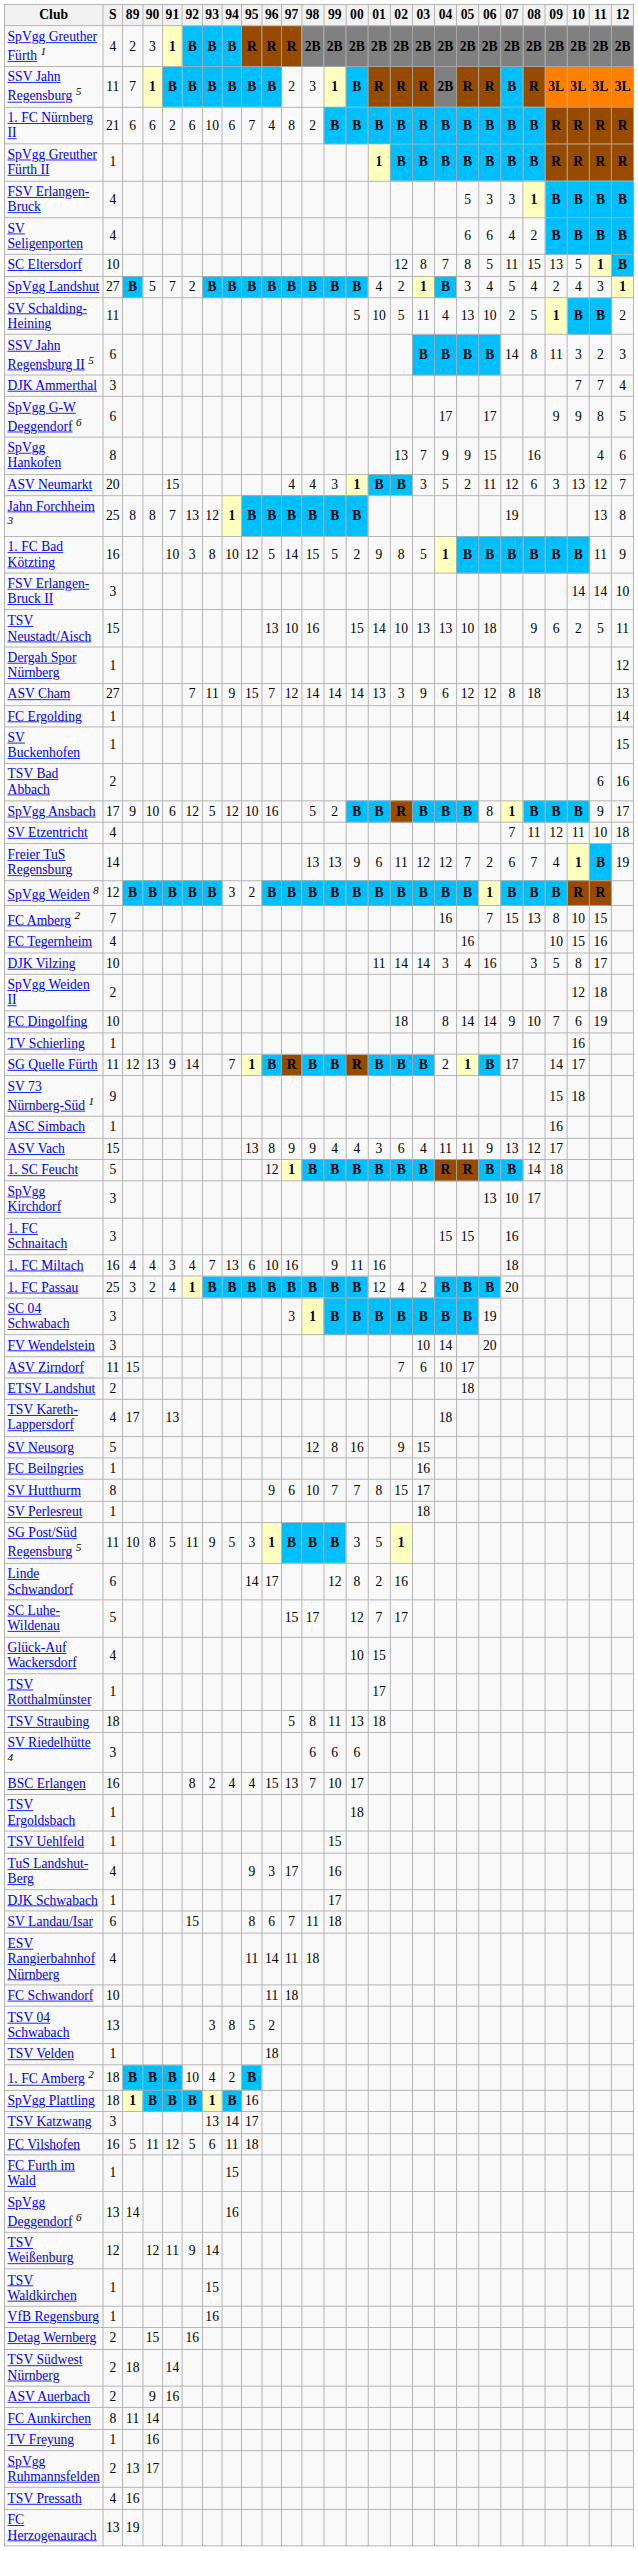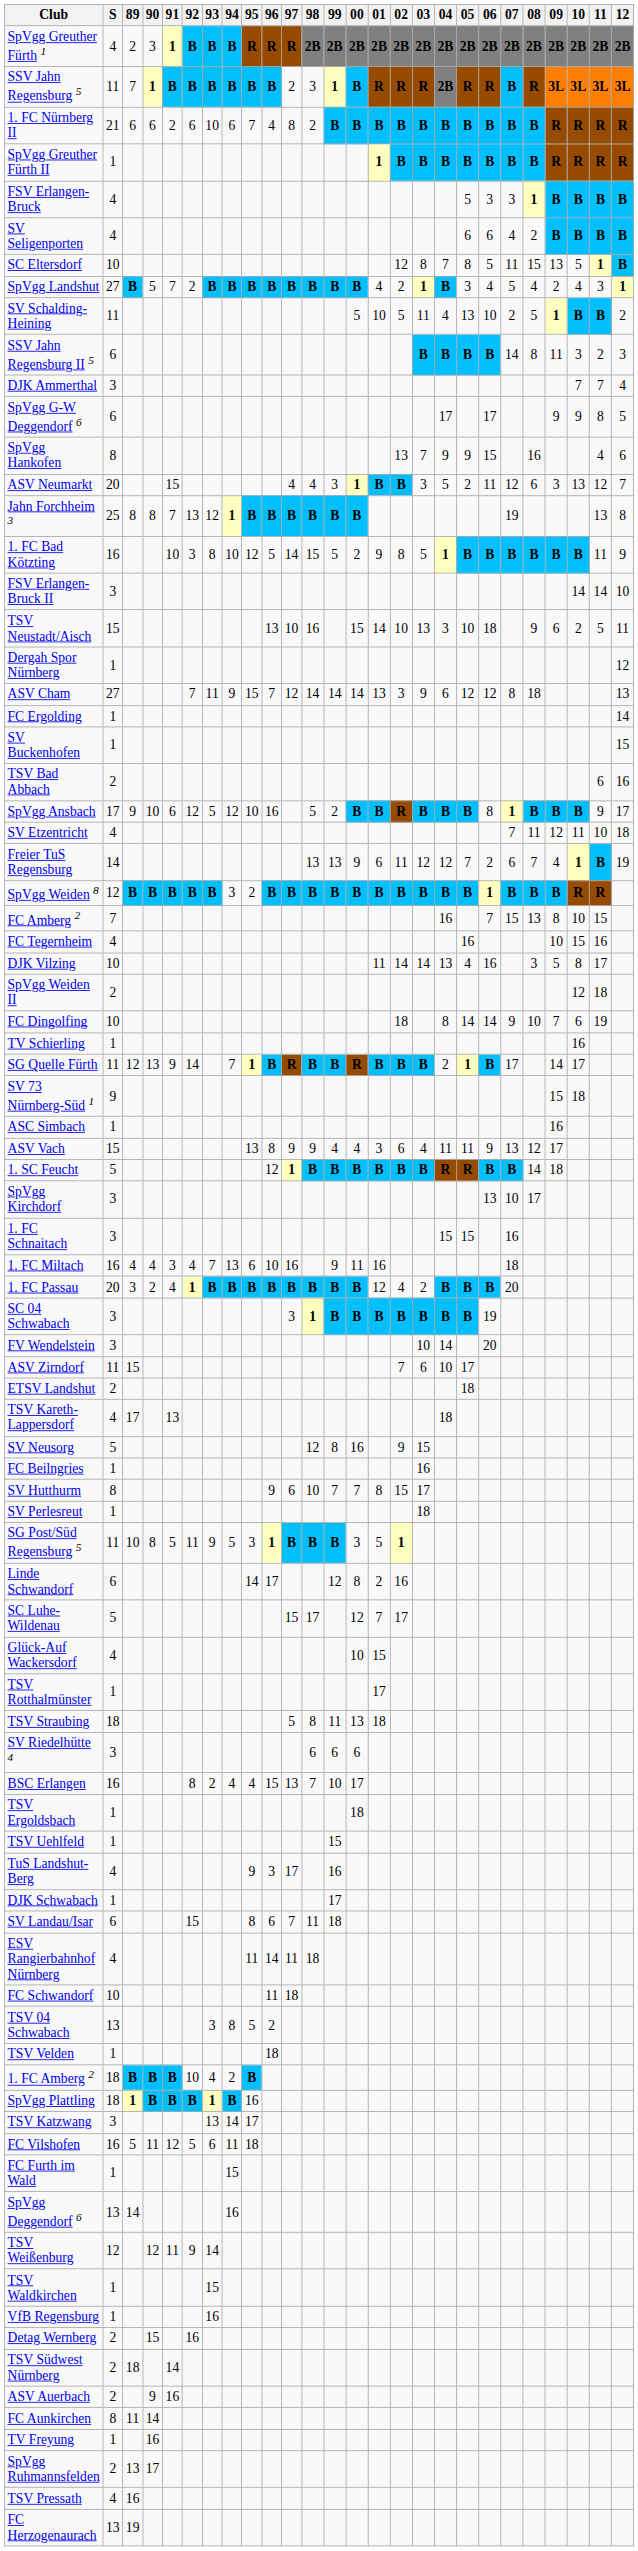(445, 628) 13 -> (445, 628) 3
(445, 963) 3 -> (445, 963) 13
(113, 1287) 25 -> (113, 1287) 20
